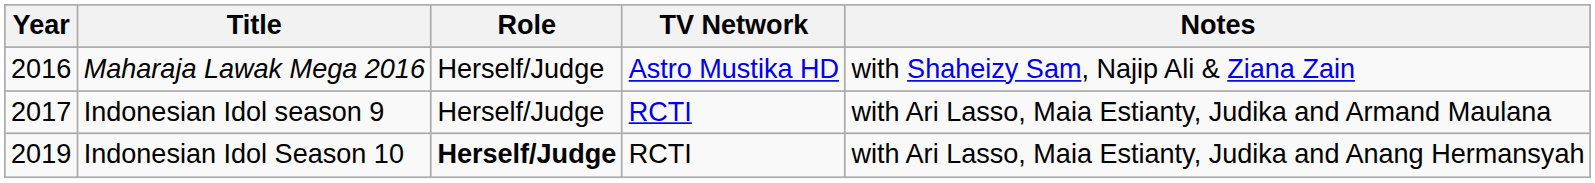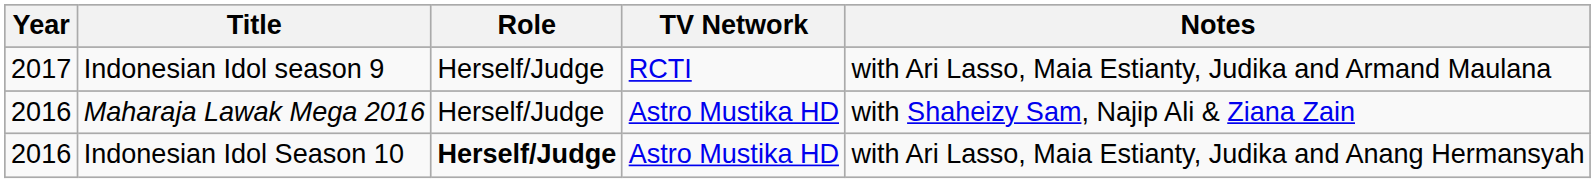rows swapped: (254, 68) <-> (234, 111)
(41, 154) 2019 -> (41, 154) 2016
(660, 154) RCTI -> (734, 154) Astro Mustika HD
